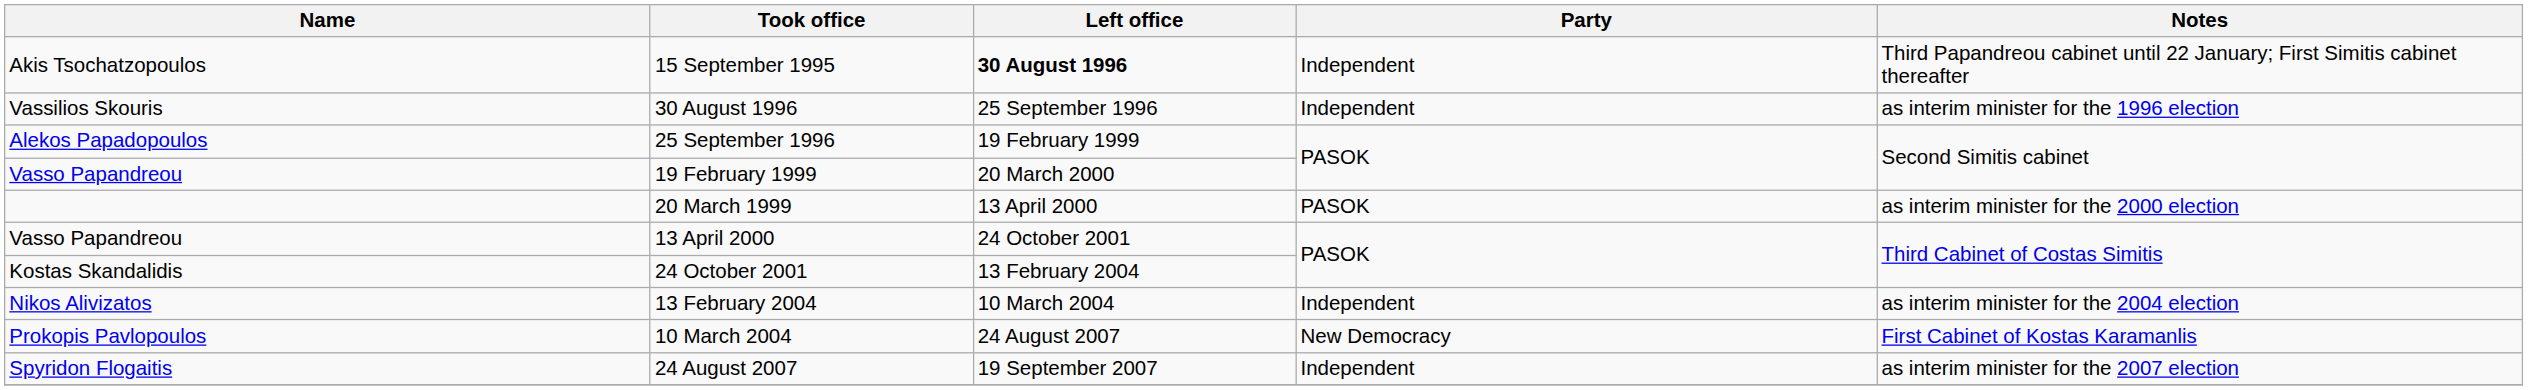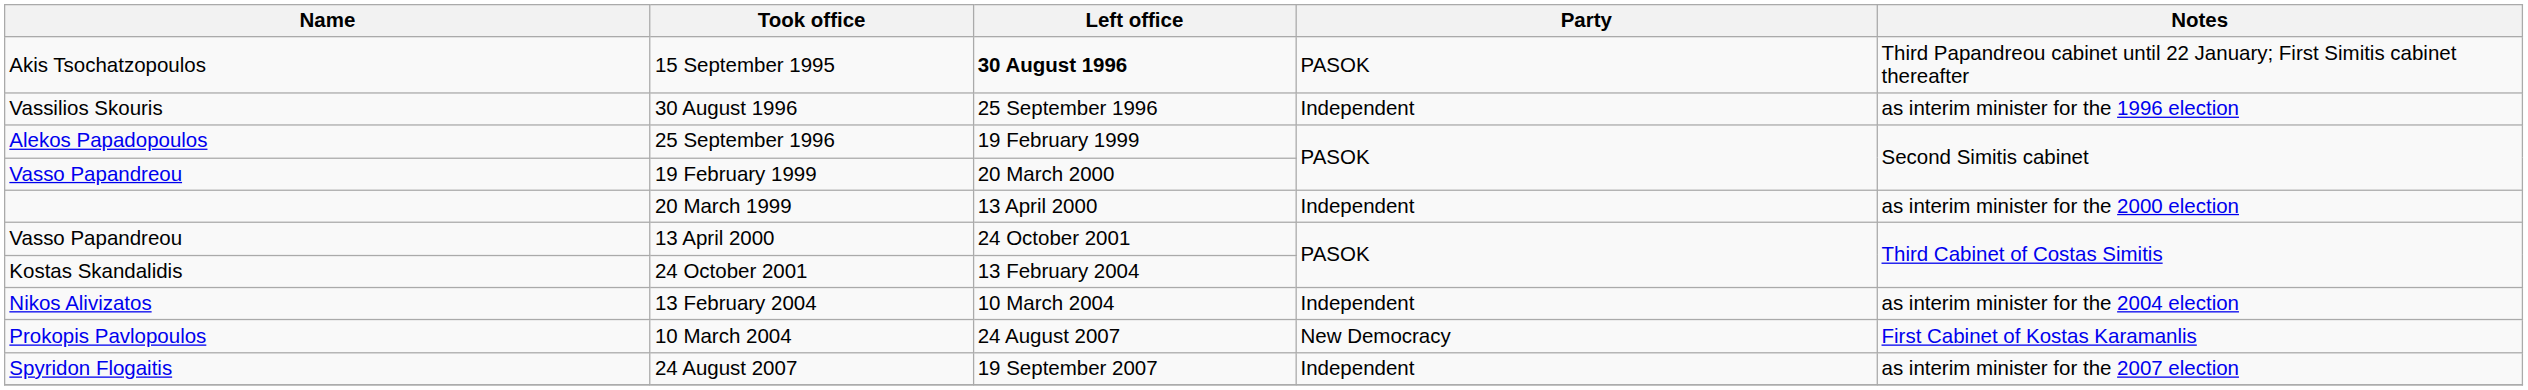(1357, 64) Independent -> (1335, 64) PASOK
(1335, 206) PASOK -> (1357, 206) Independent
